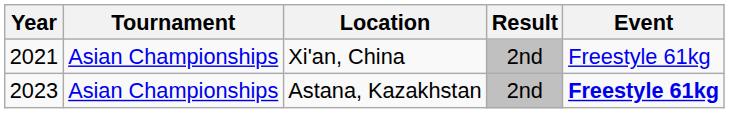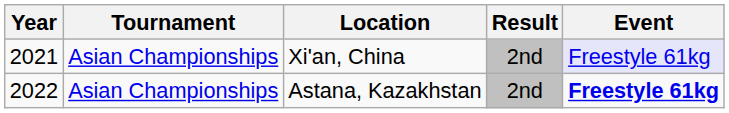(639, 57) no background -> (639, 57) lavender background
(34, 91) 2023 -> (34, 91) 2022
